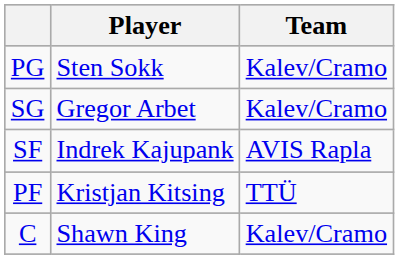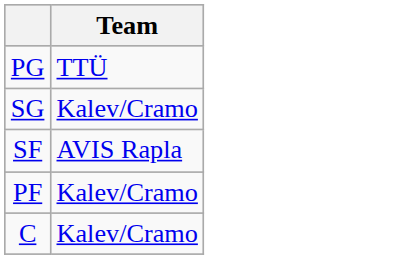- column: (145, 25)
(316, 66) Kalev/Cramo -> (82, 66) TTÜ
(271, 191) TTÜ -> (127, 191) Kalev/Cramo
